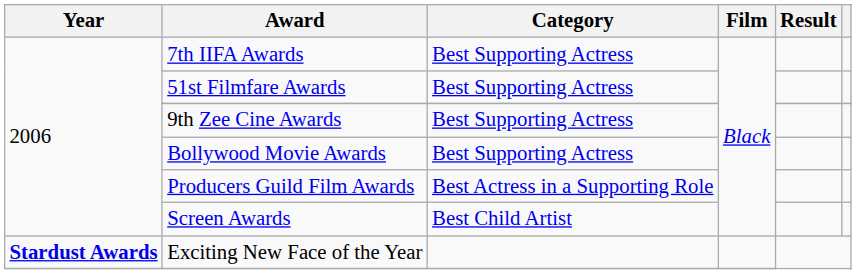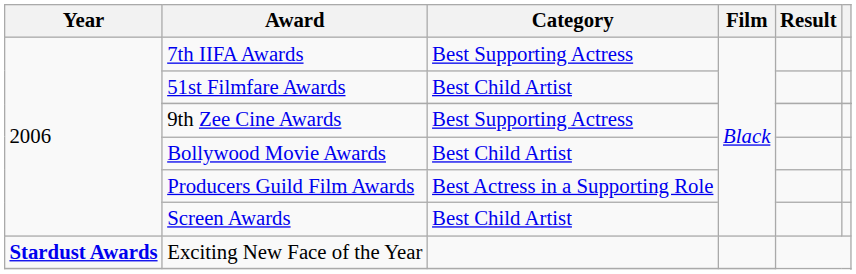(533, 86) Best Supporting Actress -> (502, 86) Best Child Artist
(533, 152) Best Supporting Actress -> (502, 152) Best Child Artist
